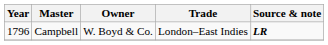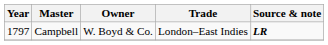(18, 31) 1796 -> (18, 31) 1797
